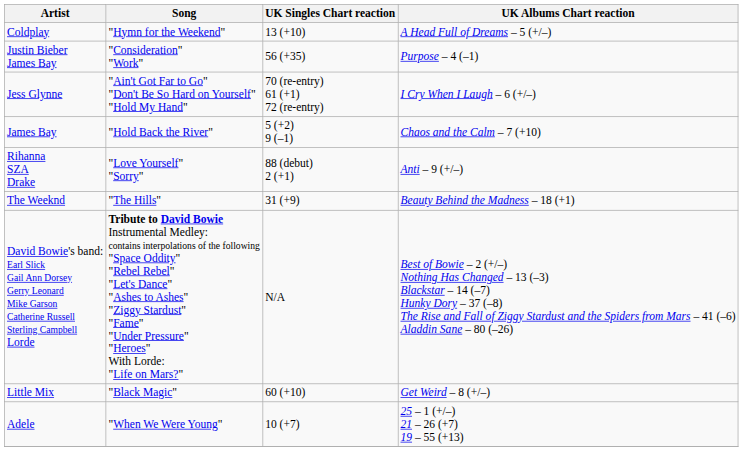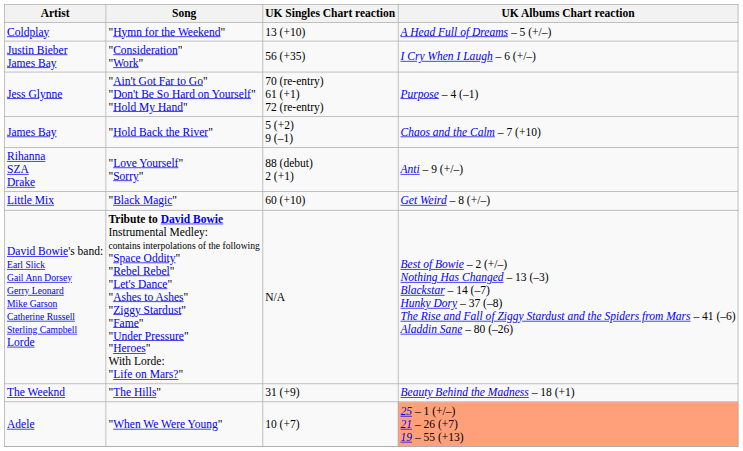(439, 56) Purpose – 4 (–1) -> (468, 56) I Cry When I Laugh – 6 (+/–)
(468, 94) I Cry When I Laugh – 6 (+/–) -> (439, 94) Purpose – 4 (–1)
rows swapped: (31, 393) <-> (36, 201)
(432, 424) no background -> (432, 424) lightsalmon background
